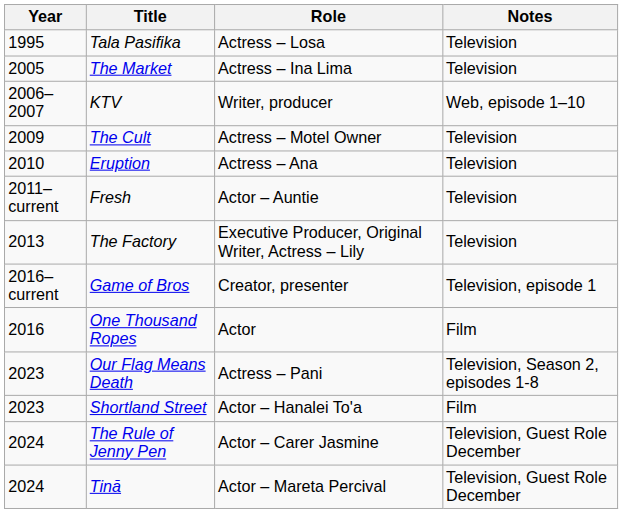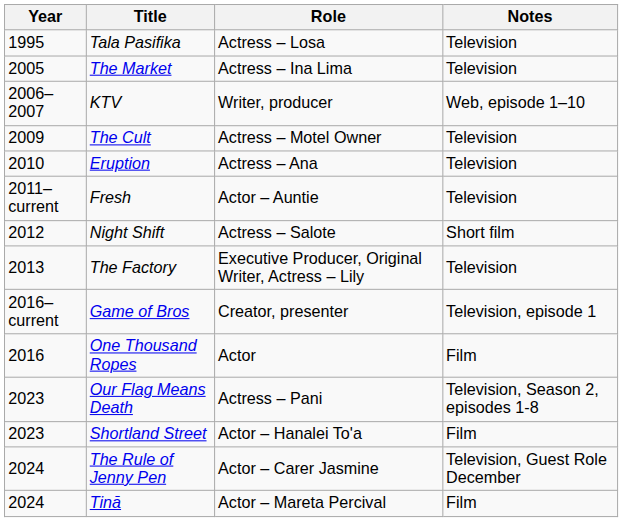+ row: (127, 233)
(527, 486) Television, Guest Role December -> (461, 503) Film
